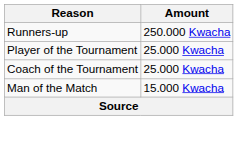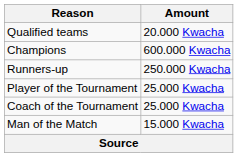+ row: (48, 32)
+ row: (37, 50)
